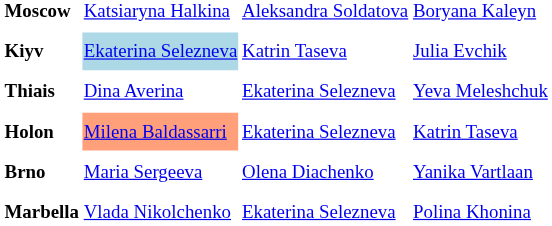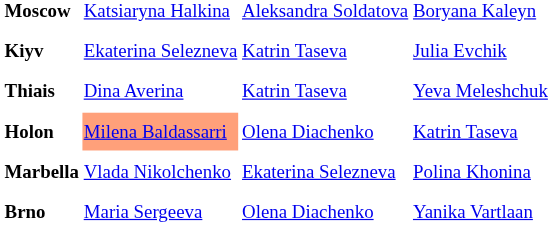(161, 51) lightblue background -> (161, 51) no background
(319, 91) Ekaterina Selezneva -> (294, 91) Katrin Taseva
(319, 131) Ekaterina Selezneva -> (308, 131) Olena Diachenko
rows swapped: (25, 171) <-> (42, 211)
